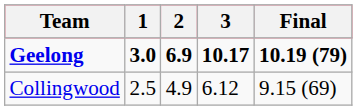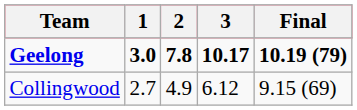(179, 54) 6.9 -> (179, 54) 7.8
(143, 88) 2.5 -> (143, 88) 2.7
